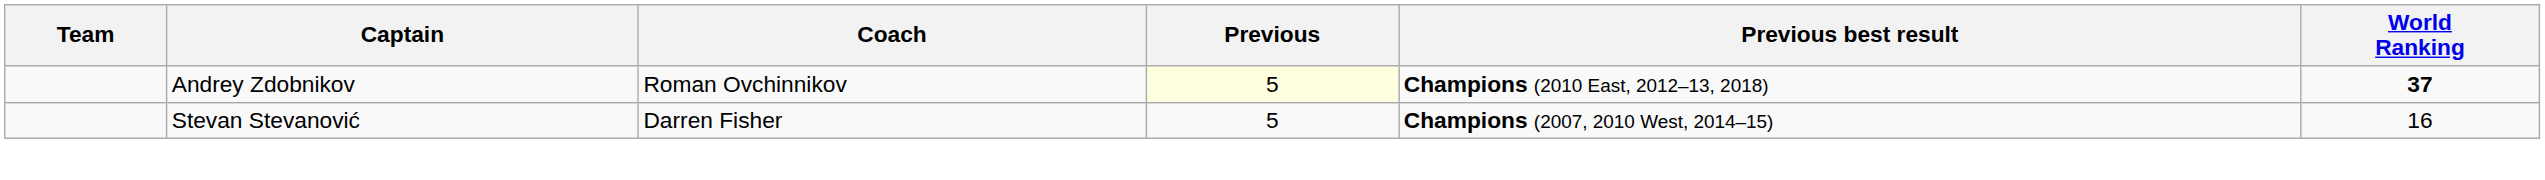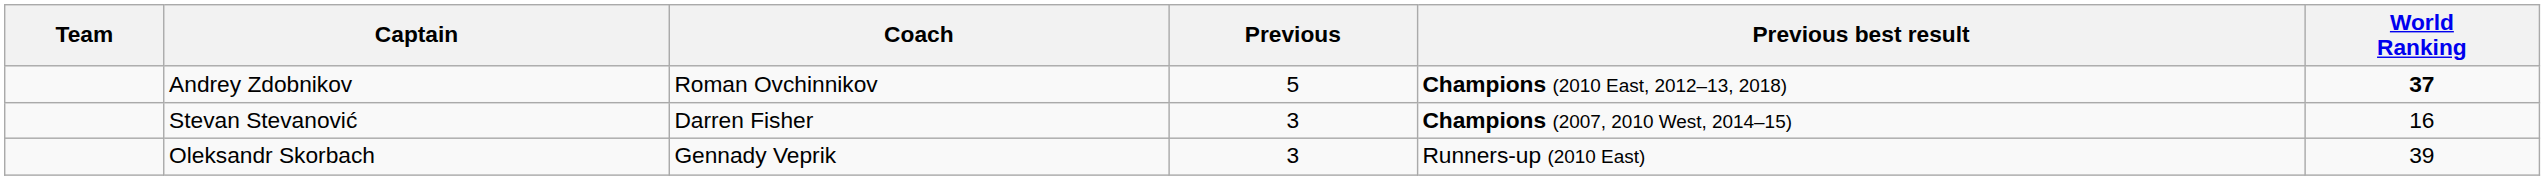(1272, 84) lightyellow background -> (1293, 84) no background
(1272, 120) 5 -> (1293, 120) 3
+ row: (272, 156)
